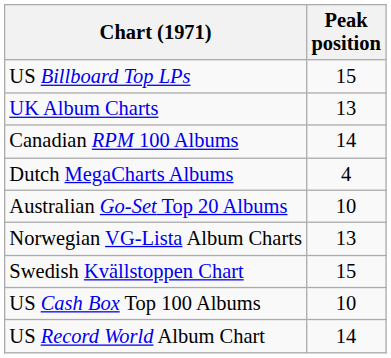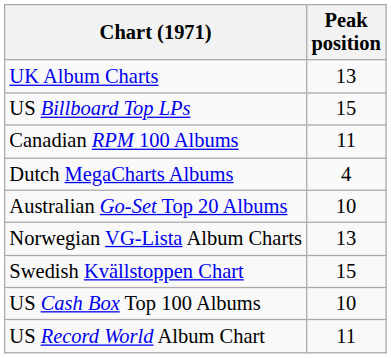rows swapped: (100, 76) <-> (84, 108)
(346, 141) 14 -> (346, 141) 11
(346, 336) 14 -> (346, 336) 11
